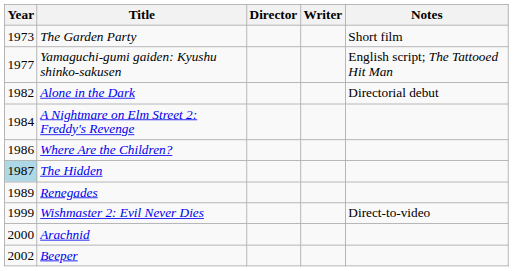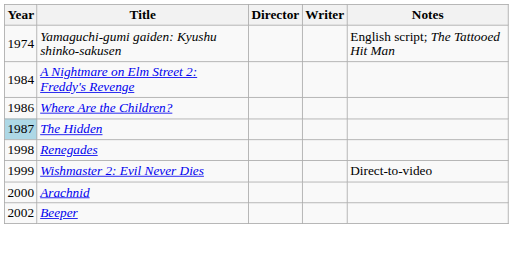- row: (88, 36)
(21, 64) 1977 -> (21, 43) 1974
- row: (88, 93)
(21, 192) 1989 -> (21, 150) 1998
